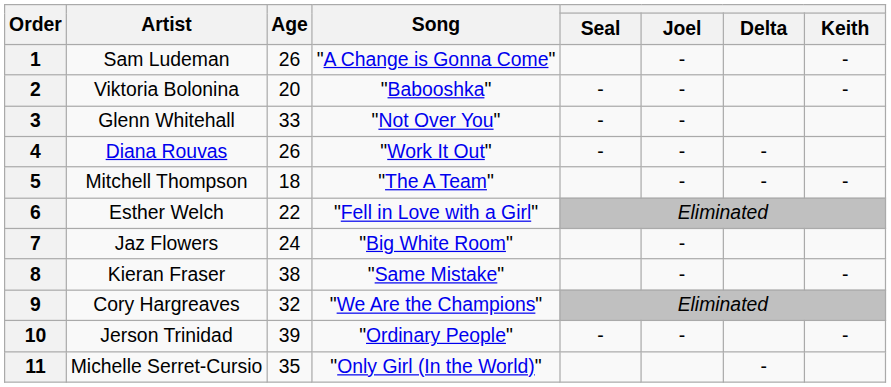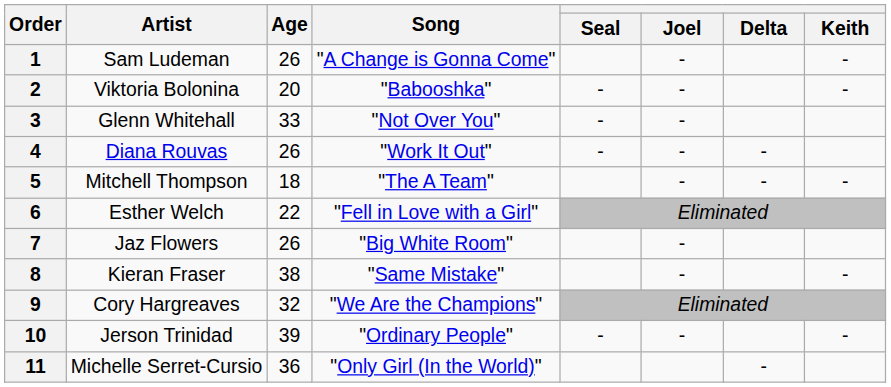(289, 243) 24 -> (289, 243) 26
(289, 366) 35 -> (289, 366) 36
